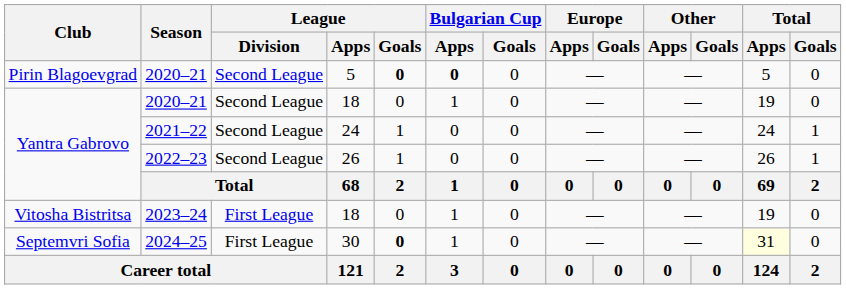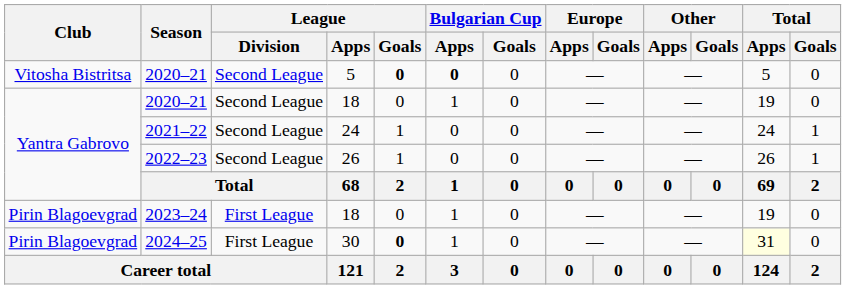(73, 74) Pirin Blagoevgrad -> (73, 74) Vitosha Bistritsa
(73, 213) Vitosha Bistritsa -> (73, 213) Pirin Blagoevgrad
(73, 241) Septemvri Sofia -> (73, 241) Pirin Blagoevgrad
